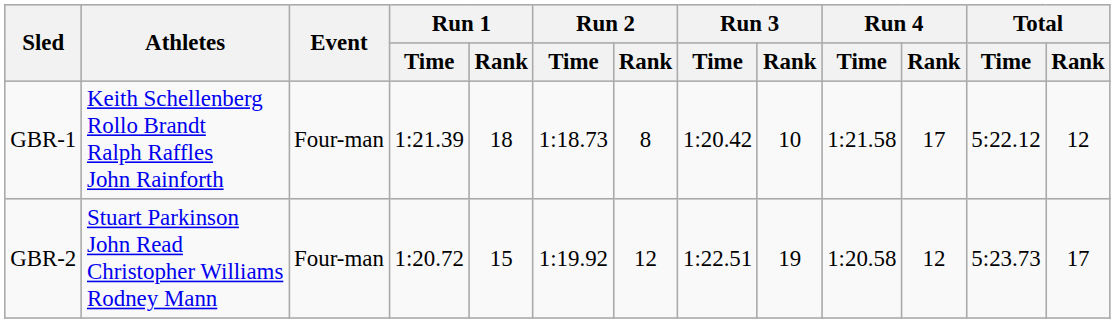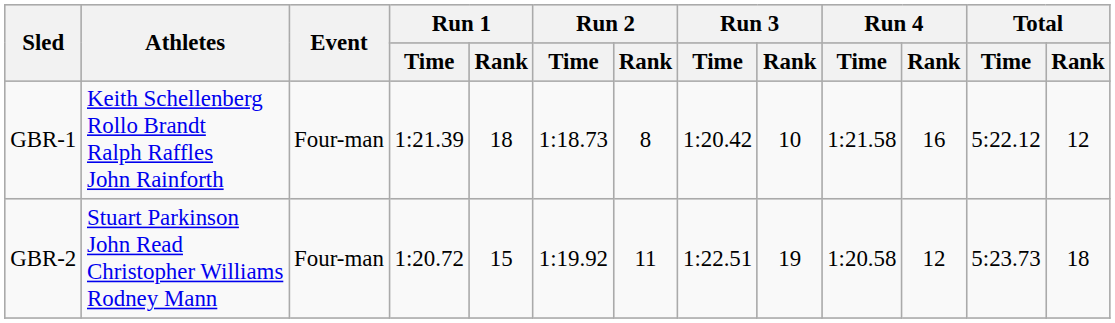(934, 139) 17 -> (934, 139) 16
(646, 258) 12 -> (646, 258) 11
(1078, 258) 17 -> (1078, 258) 18
